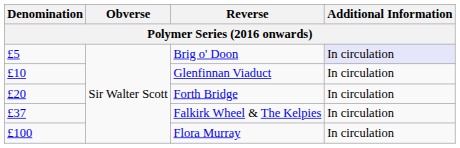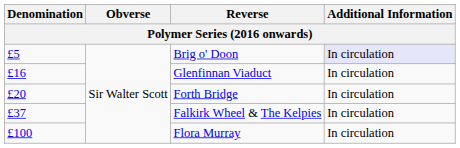(17, 73) £10 -> (17, 73) £16
